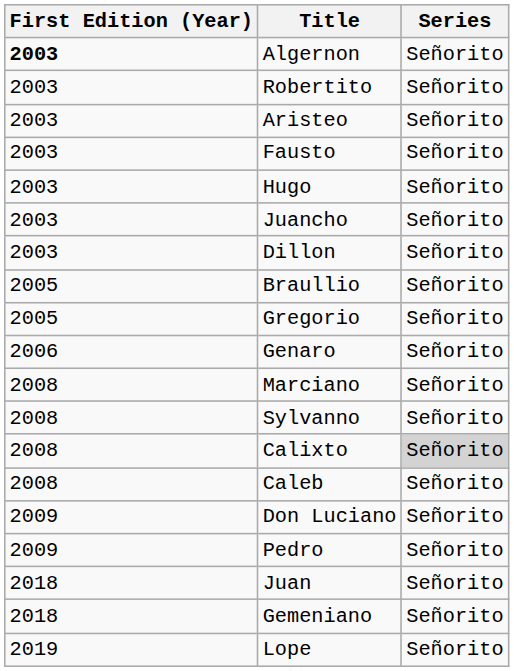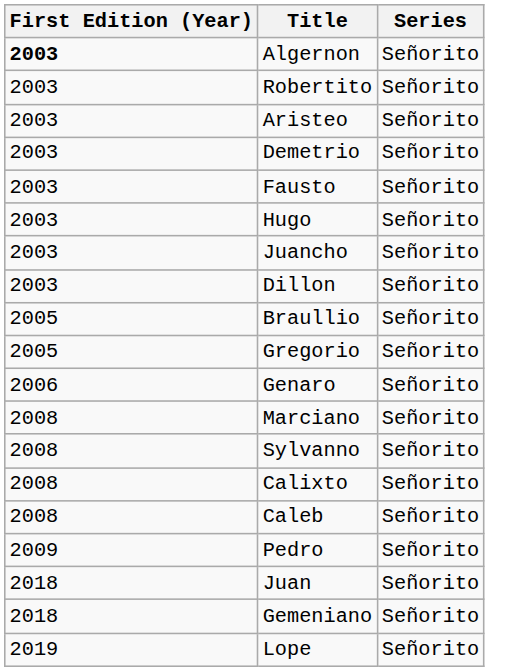+ row: (311, 154)
(455, 451) lightgrey background -> (431, 484) no background
- row: (330, 517)
